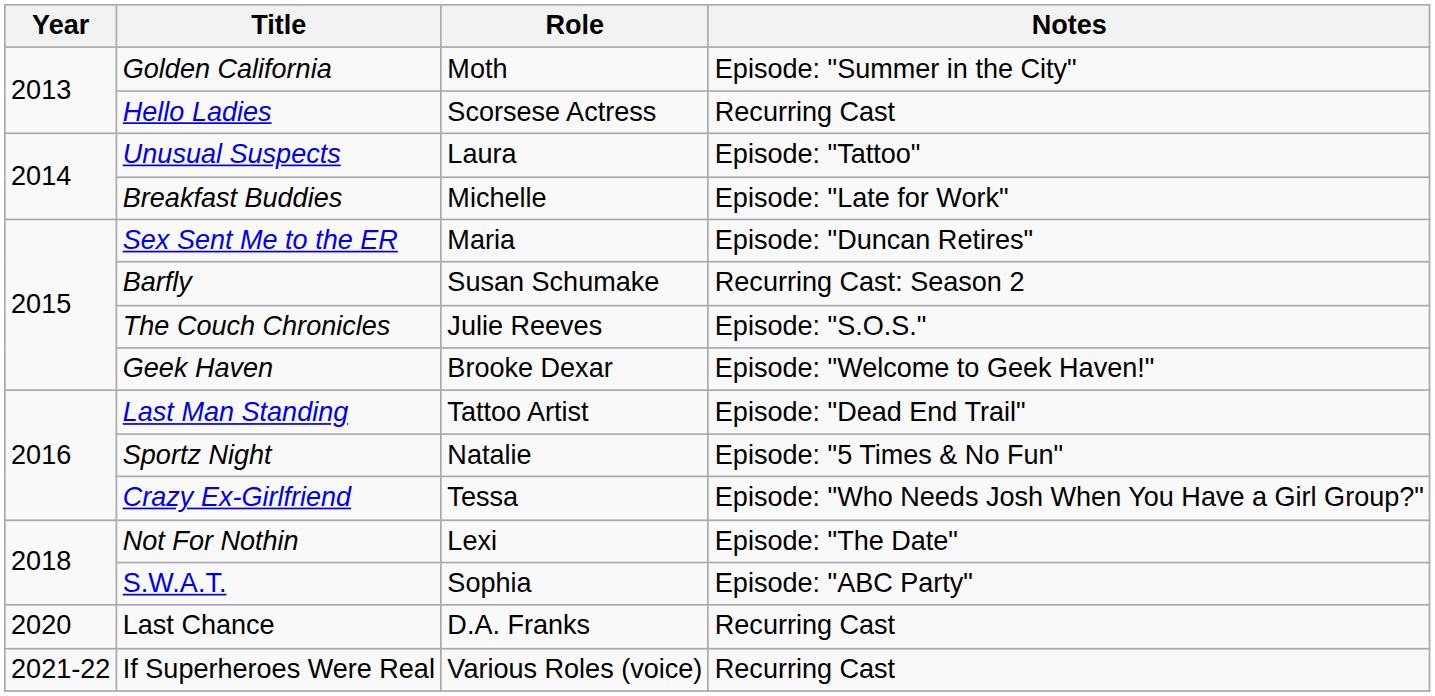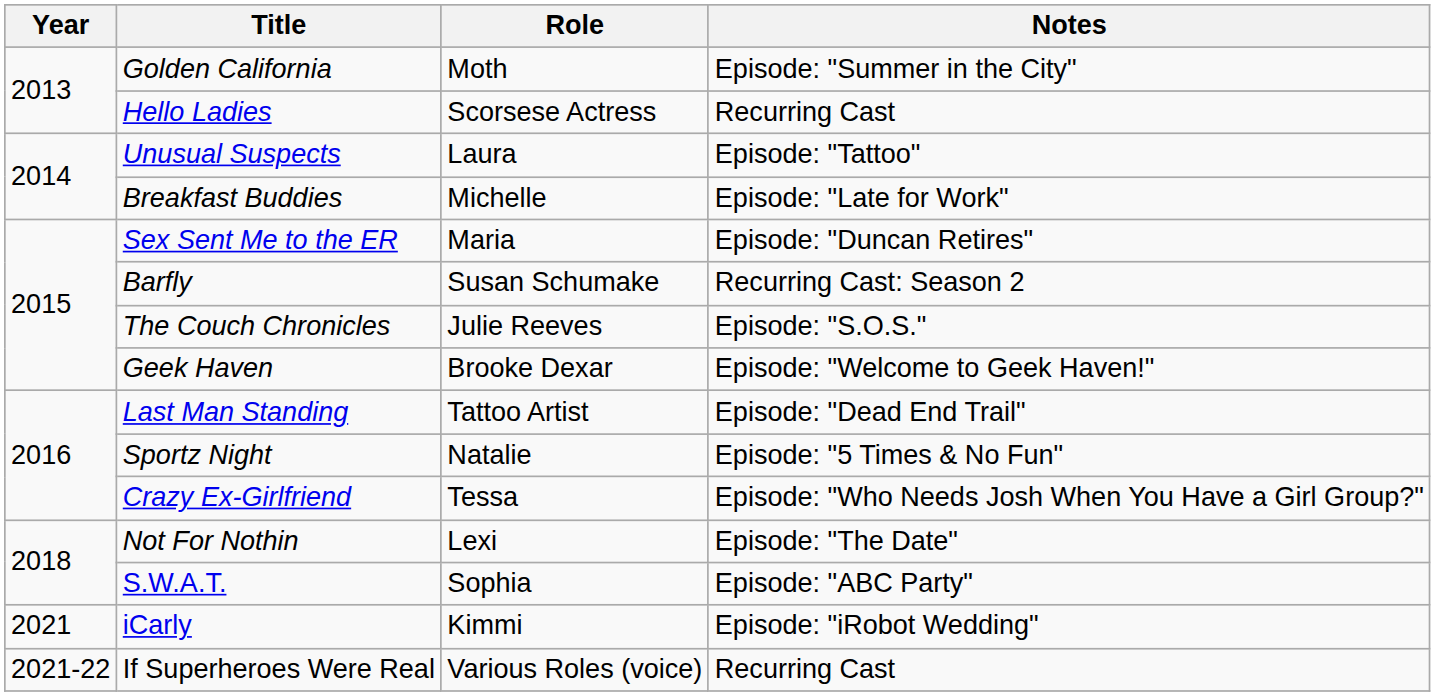- row: (199, 626)
+ row: (157, 626)
